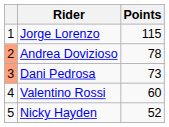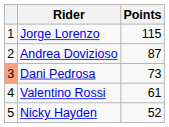(11, 54) lightsalmon background -> (11, 54) no background
(155, 54) 78 -> (155, 54) 87
(155, 93) 60 -> (155, 93) 61
